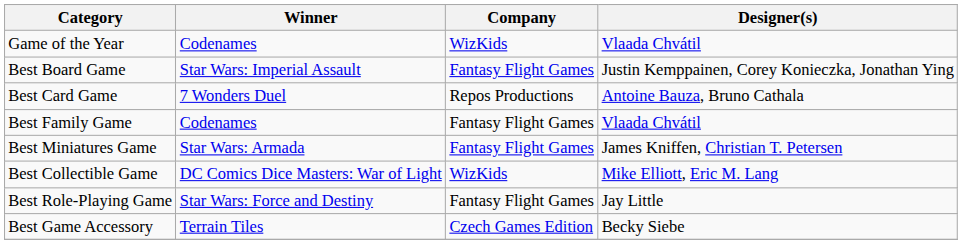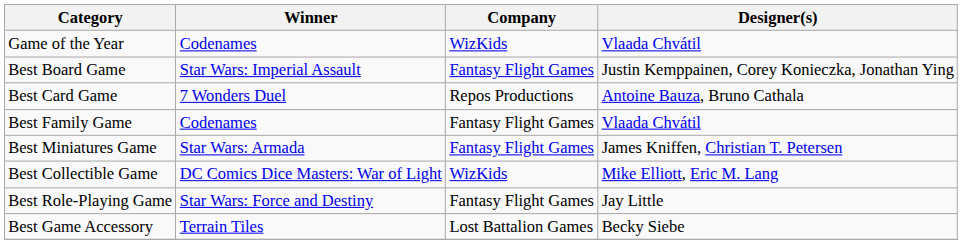(521, 226) Czech Games Edition -> (521, 226) Lost Battalion Games
